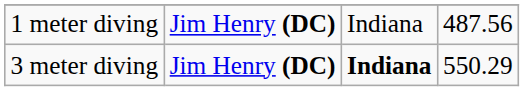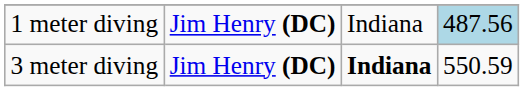(478, 24) no background -> (478, 24) lightblue background
(478, 64) 550.29 -> (478, 64) 550.59
